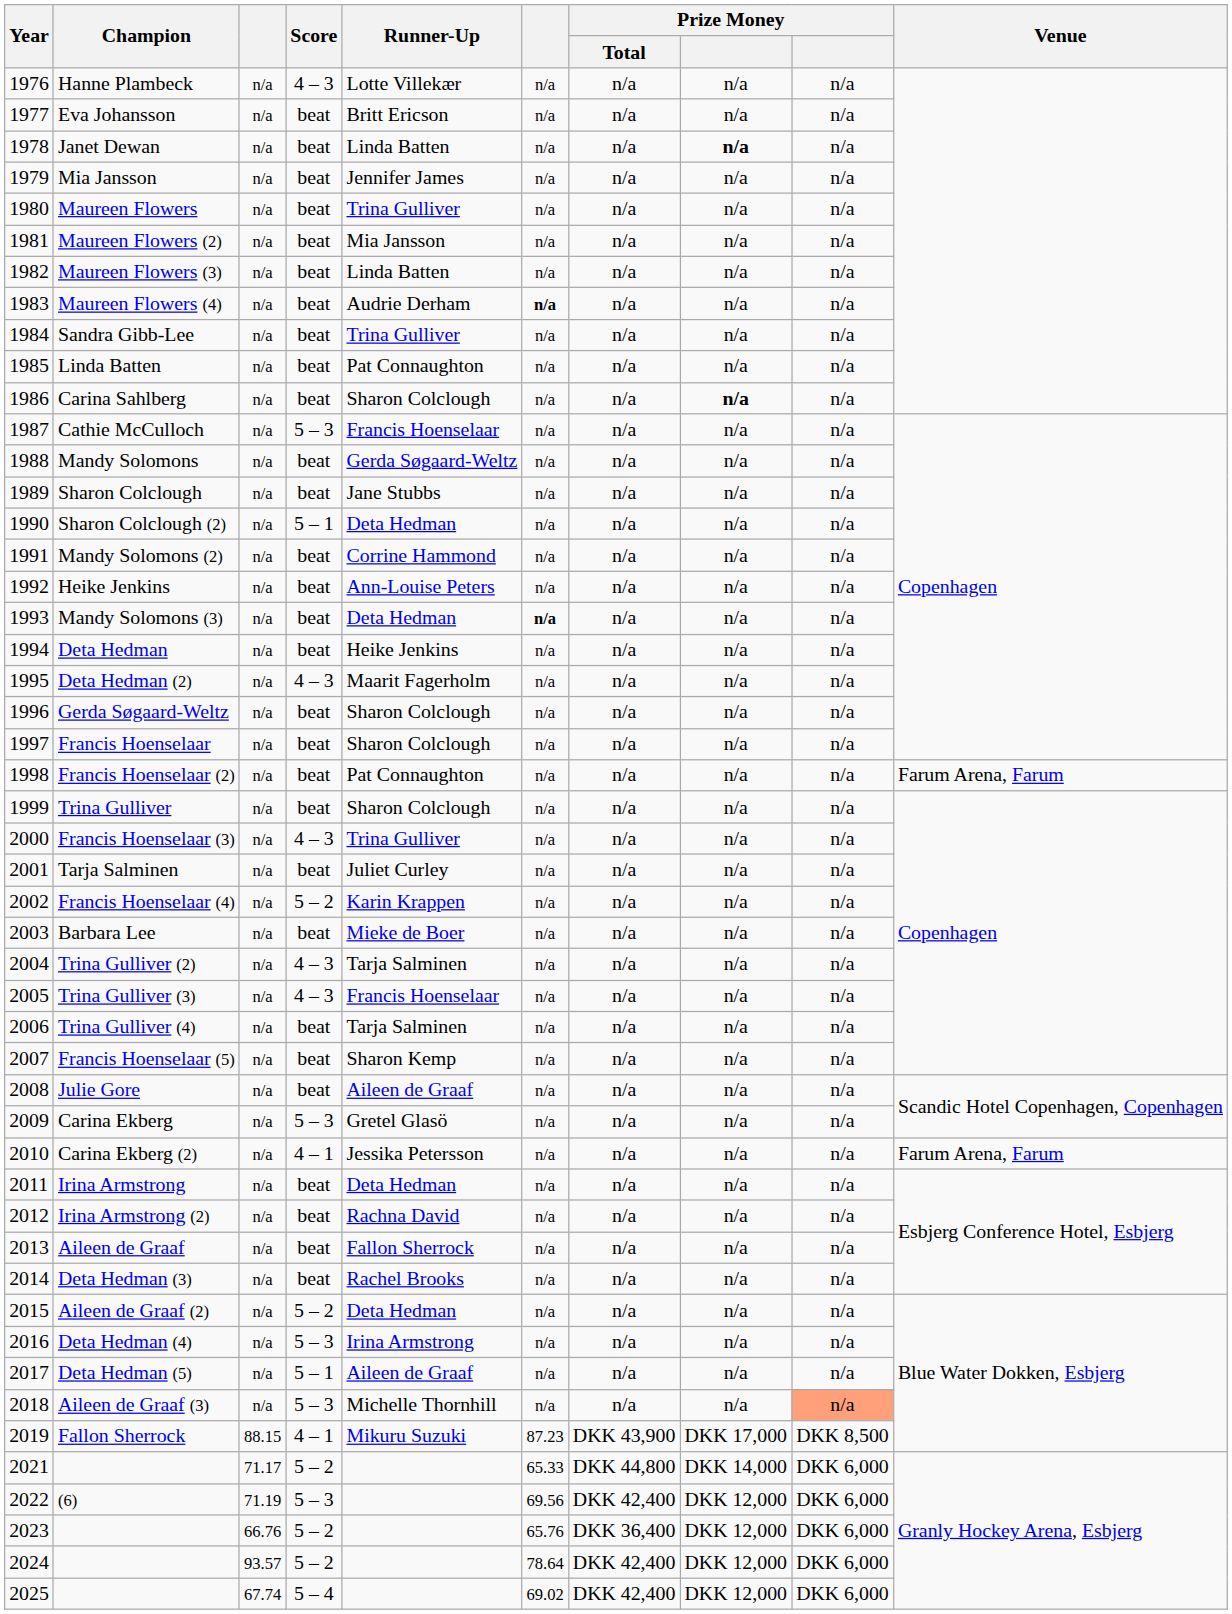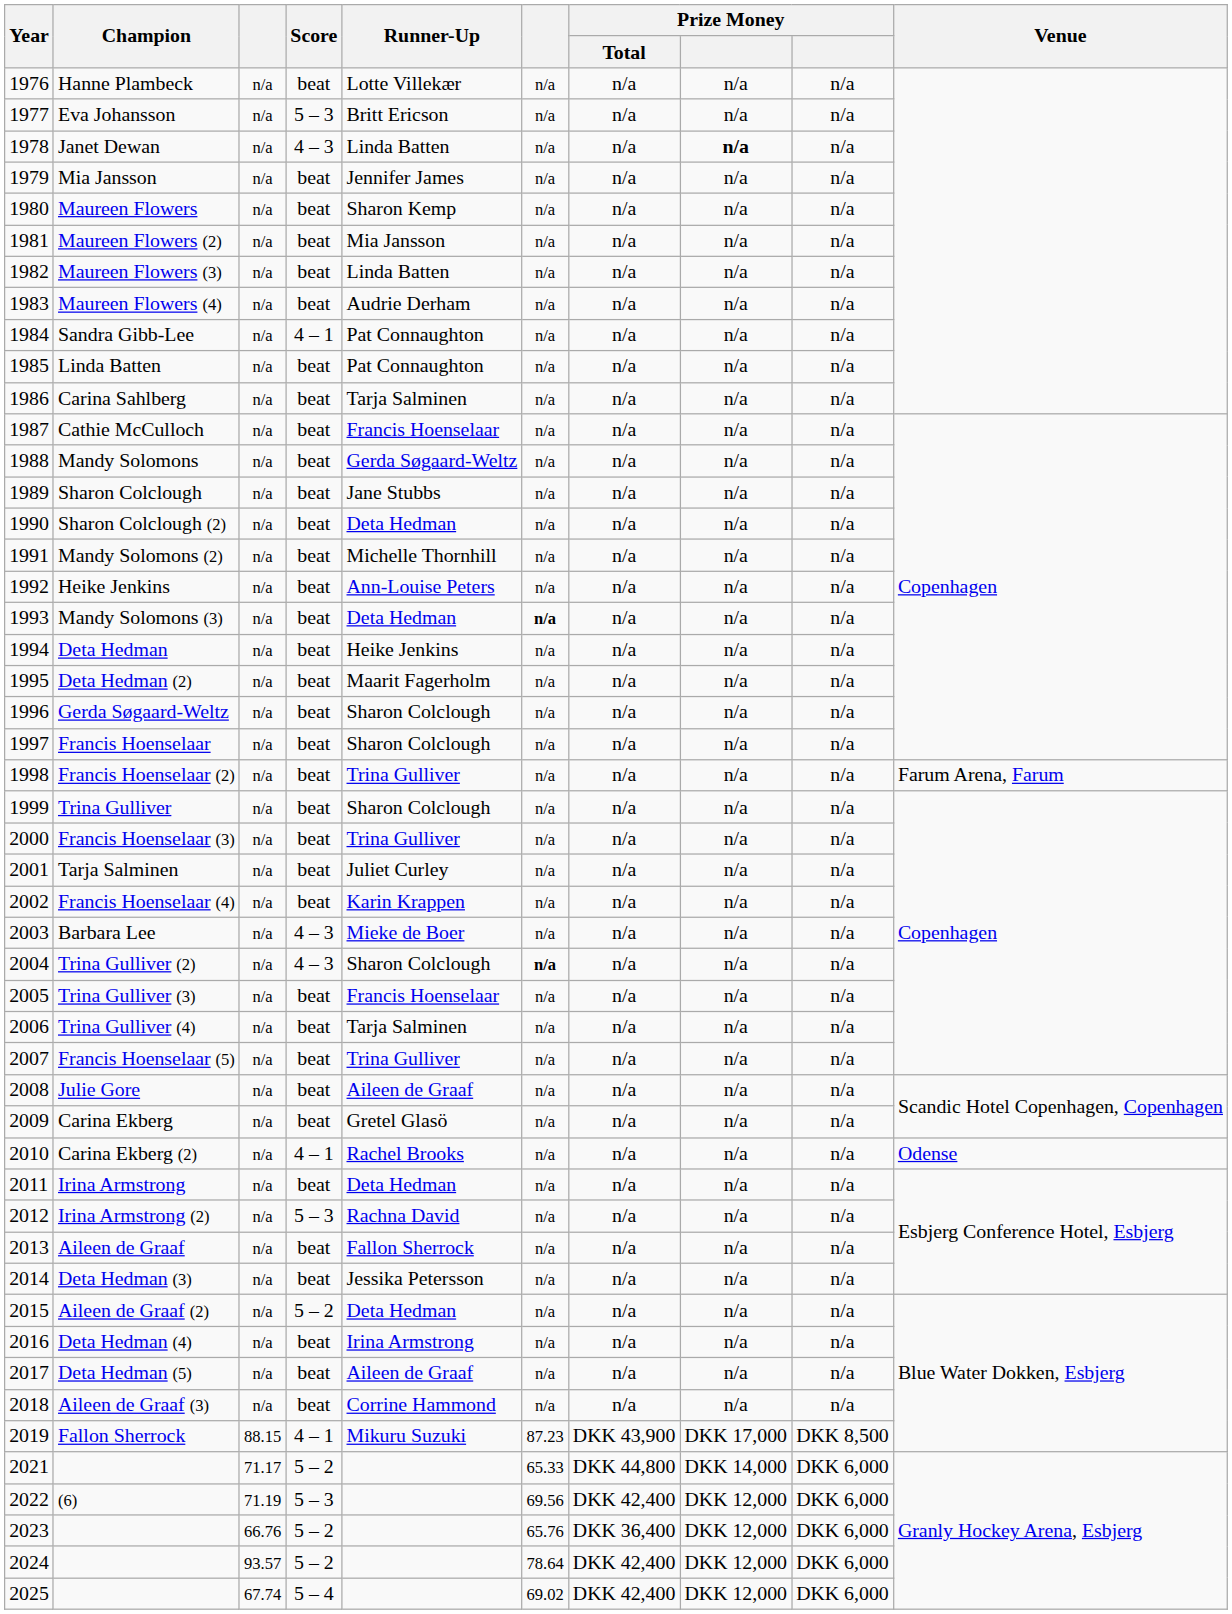(314, 83) 4 – 3 -> (314, 83) beat
(314, 114) beat -> (314, 114) 5 – 3
(314, 146) beat -> (314, 146) 4 – 3
(403, 209) Trina Gulliver -> (401, 209) Sharon Kemp
(545, 303) bold -> (545, 304) normal
(314, 334) beat -> (314, 334) 4 – 1
(403, 334) Trina Gulliver -> (415, 334) Pat Connaughton
(418, 397) Sharon Colclough -> (407, 397) Tarja Salminen
(736, 397) bold -> (736, 397) normal
(314, 429) 5 – 3 -> (314, 429) beat
(314, 523) 5 – 1 -> (314, 523) beat
(421, 555) Corrine Hammond -> (422, 555) Michelle Thornhill
(314, 680) 4 – 3 -> (314, 680) beat
(415, 775) Pat Connaughton -> (403, 775) Trina Gulliver
(314, 838) 4 – 3 -> (314, 838) beat
(314, 901) 5 – 2 -> (314, 901) beat
(314, 932) beat -> (314, 932) 4 – 3
(407, 964) Tarja Salminen -> (418, 964) Sharon Colclough
(545, 965) normal -> (545, 964) bold
(314, 995) 4 – 3 -> (314, 995) beat
(401, 1058) Sharon Kemp -> (403, 1058) Trina Gulliver
(314, 1121) 5 – 3 -> (314, 1121) beat
(415, 1152) Jessika Petersson -> (405, 1152) Rachel Brooks
(981, 1152) Farum Arena, Farum -> (928, 1152) Odense
(314, 1215) beat -> (314, 1215) 5 – 3
(405, 1278) Rachel Brooks -> (415, 1278) Jessika Petersson
(314, 1341) 5 – 3 -> (314, 1341) beat
(314, 1373) 5 – 1 -> (314, 1373) beat
(314, 1404) 5 – 3 -> (314, 1404) beat
(422, 1404) Michelle Thornhill -> (421, 1404) Corrine Hammond
(842, 1404) lightsalmon background -> (842, 1404) no background
